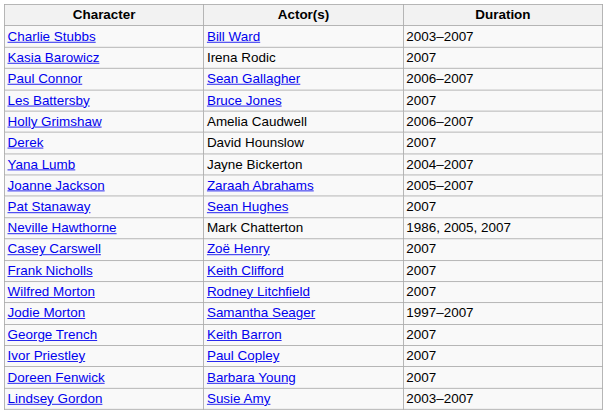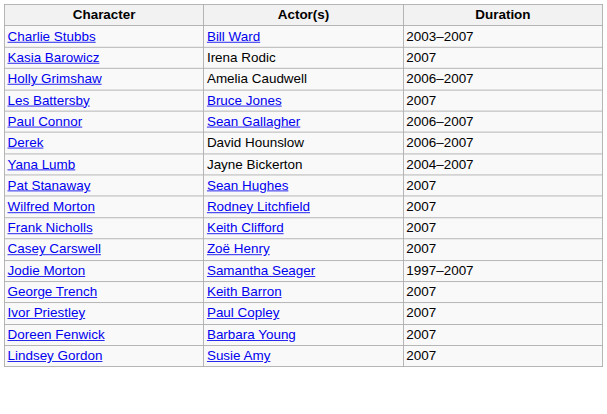rows swapped: (55, 121) <-> (45, 79)
(421, 143) 2007 -> (440, 143) 2006–2007
- row: (56, 185)
- row: (62, 228)
rows swapped: (54, 249) <-> (51, 292)
(440, 398) 2003–2007 -> (421, 356) 2007
